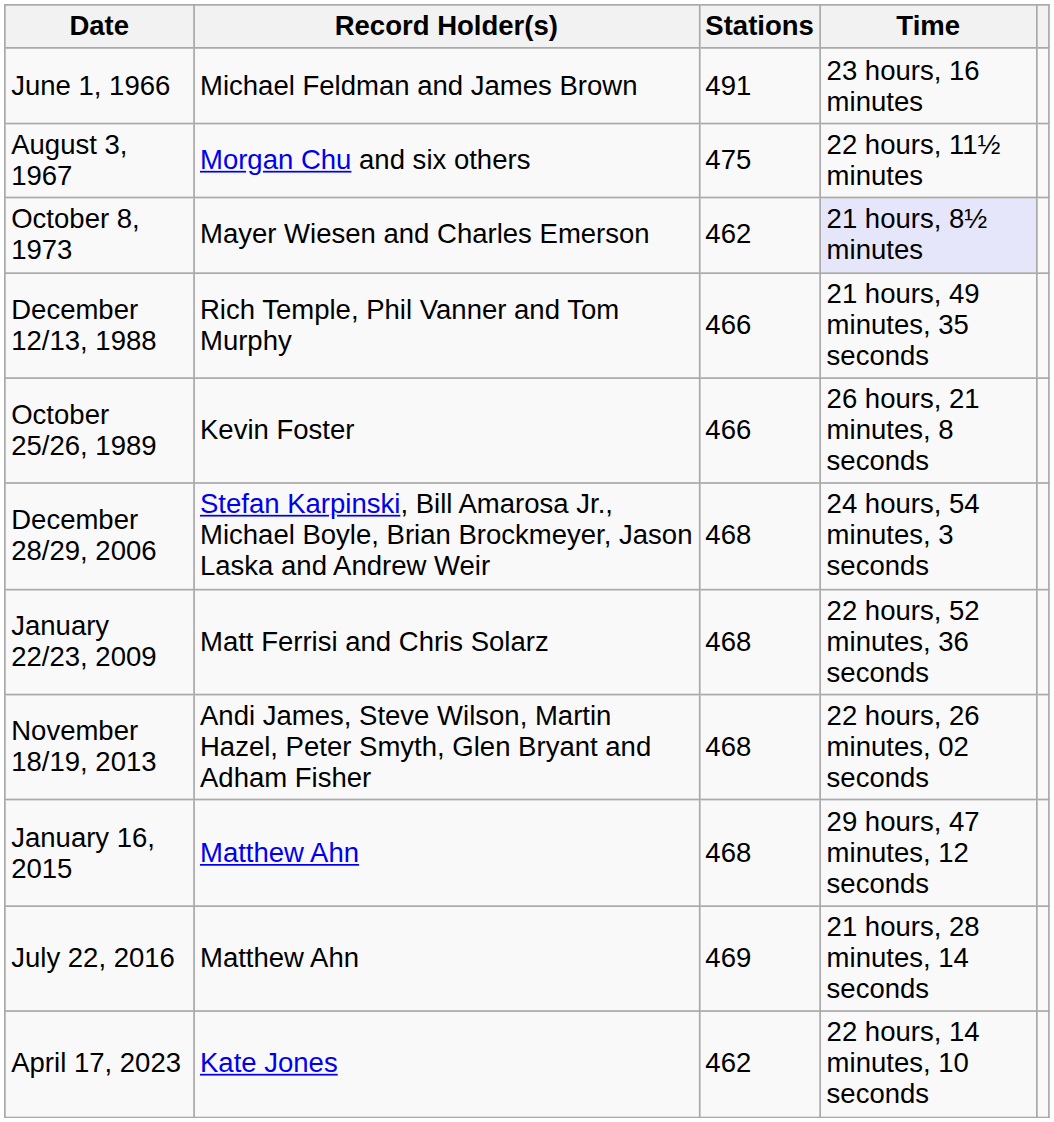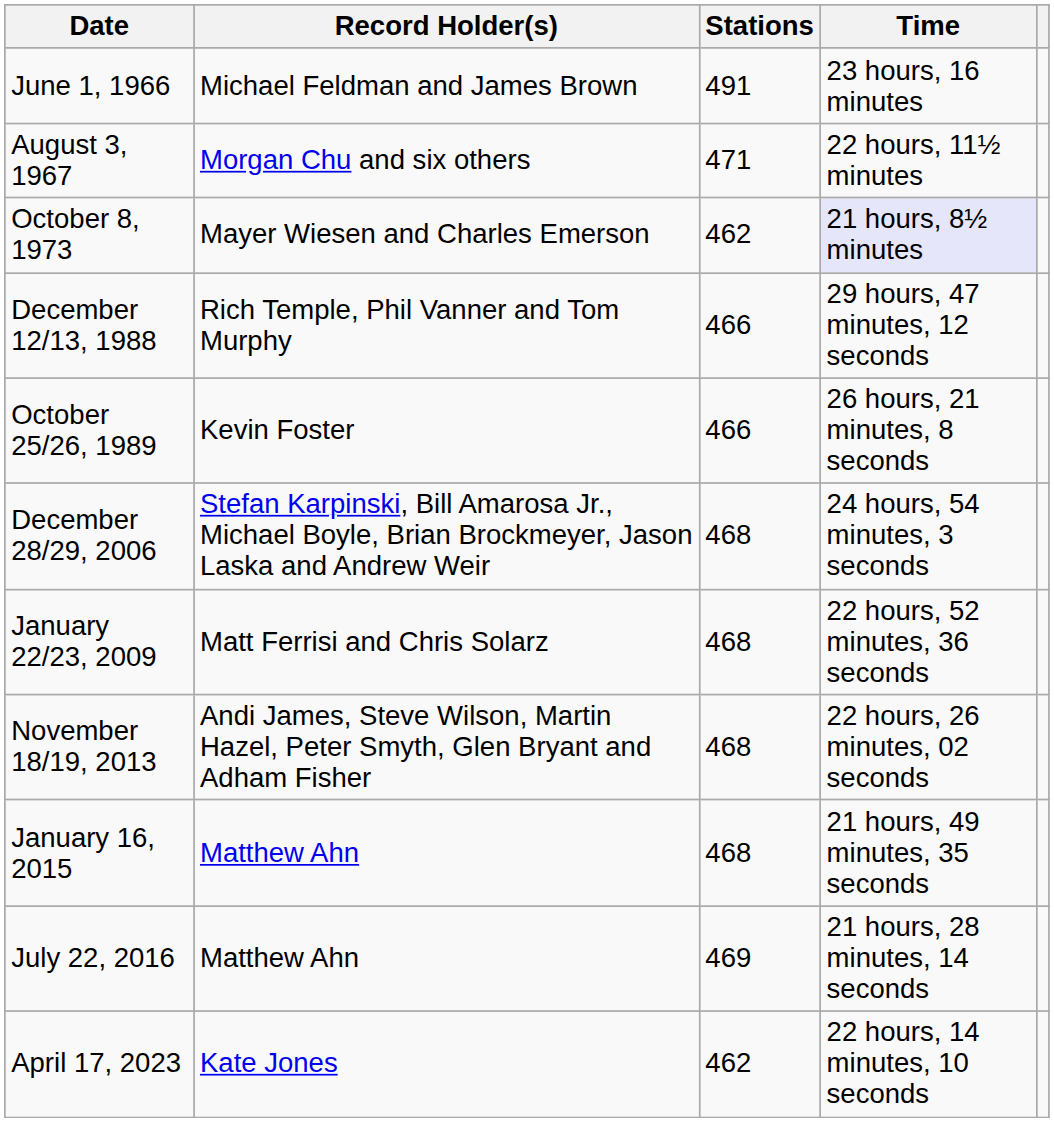(728, 160) 475 -> (728, 160) 471
(903, 324) 21 hours, 49 minutes, 35 seconds -> (903, 324) 29 hours, 47 minutes, 12 seconds
(903, 852) 29 hours, 47 minutes, 12 seconds -> (903, 852) 21 hours, 49 minutes, 35 seconds
